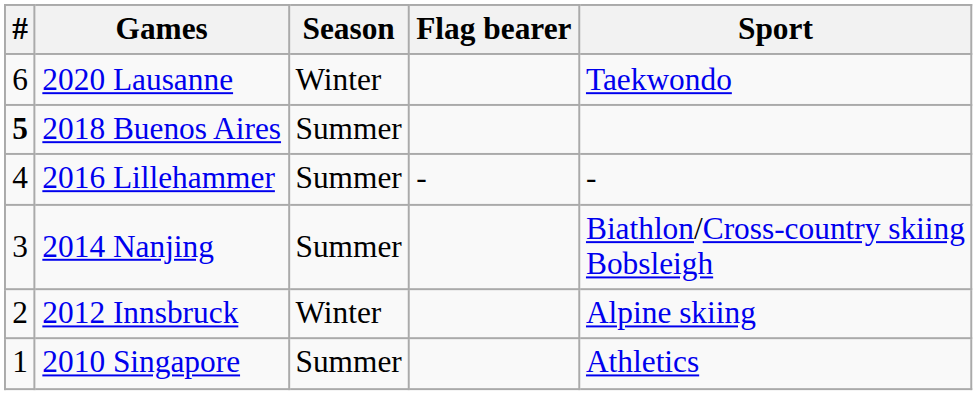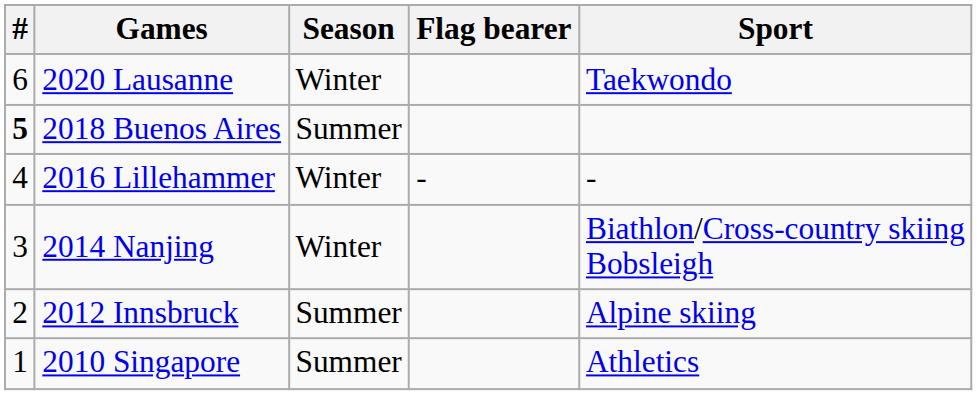(349, 178) Summer -> (338, 178) Winter
(349, 245) Summer -> (338, 245) Winter
(338, 313) Winter -> (349, 313) Summer
